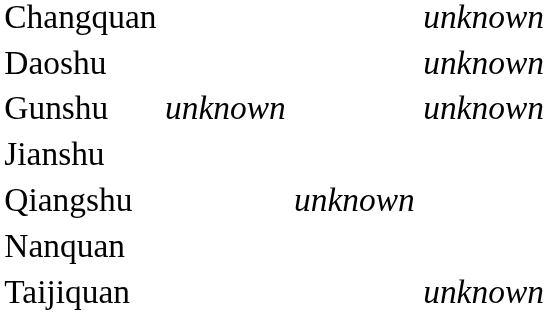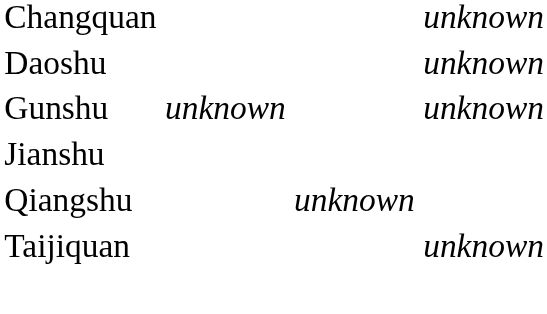- row: (65, 246)
